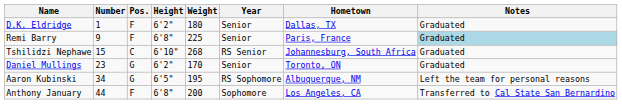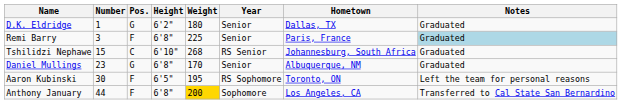(132, 25) F -> (132, 25) G
(98, 38) 9 -> (98, 38) 3
(163, 65) 6'2" -> (163, 65) 6'8"
(313, 65) Toronto, ON -> (323, 65) Albuquerque, NM
(100, 79) 34 -> (100, 79) 30
(132, 79) G -> (132, 79) F
(323, 79) Albuquerque, NM -> (313, 79) Toronto, ON
(195, 92) no background -> (195, 92) gold background
